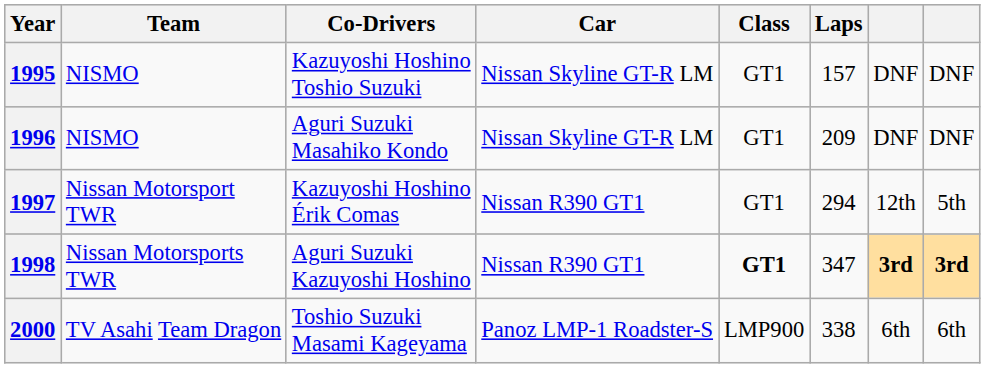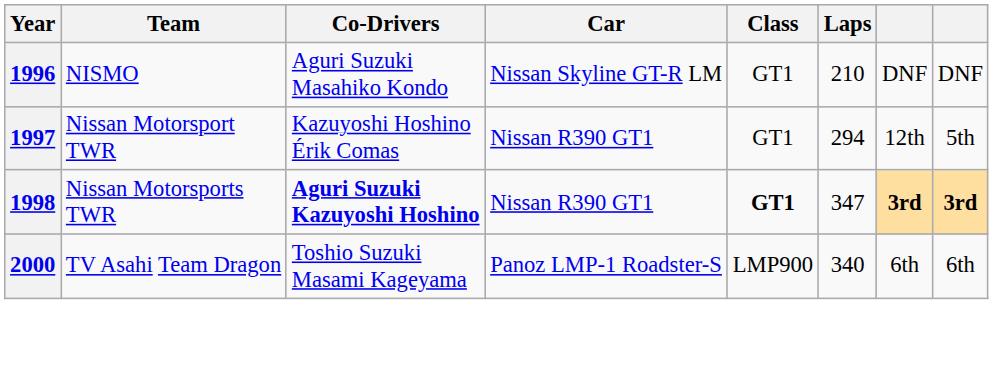- row: (33, 74)
(839, 138) 209 -> (848, 74) 210
(381, 266) normal -> (386, 202) bold
(839, 330) 338 -> (848, 266) 340
